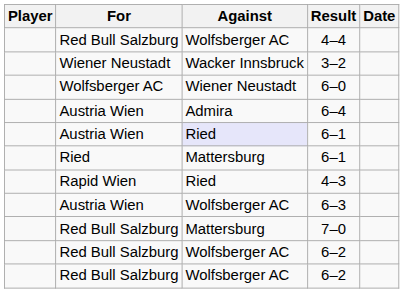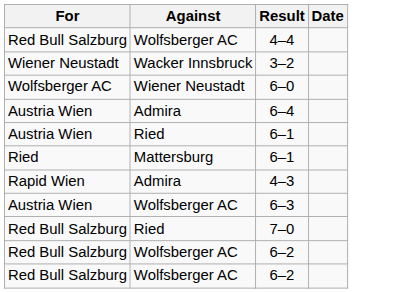- column: (30, 16)
(201, 134) lavender background -> (149, 134) no background
(201, 181) Ried -> (157, 181) Admira
(225, 228) Mattersburg -> (149, 228) Ried
